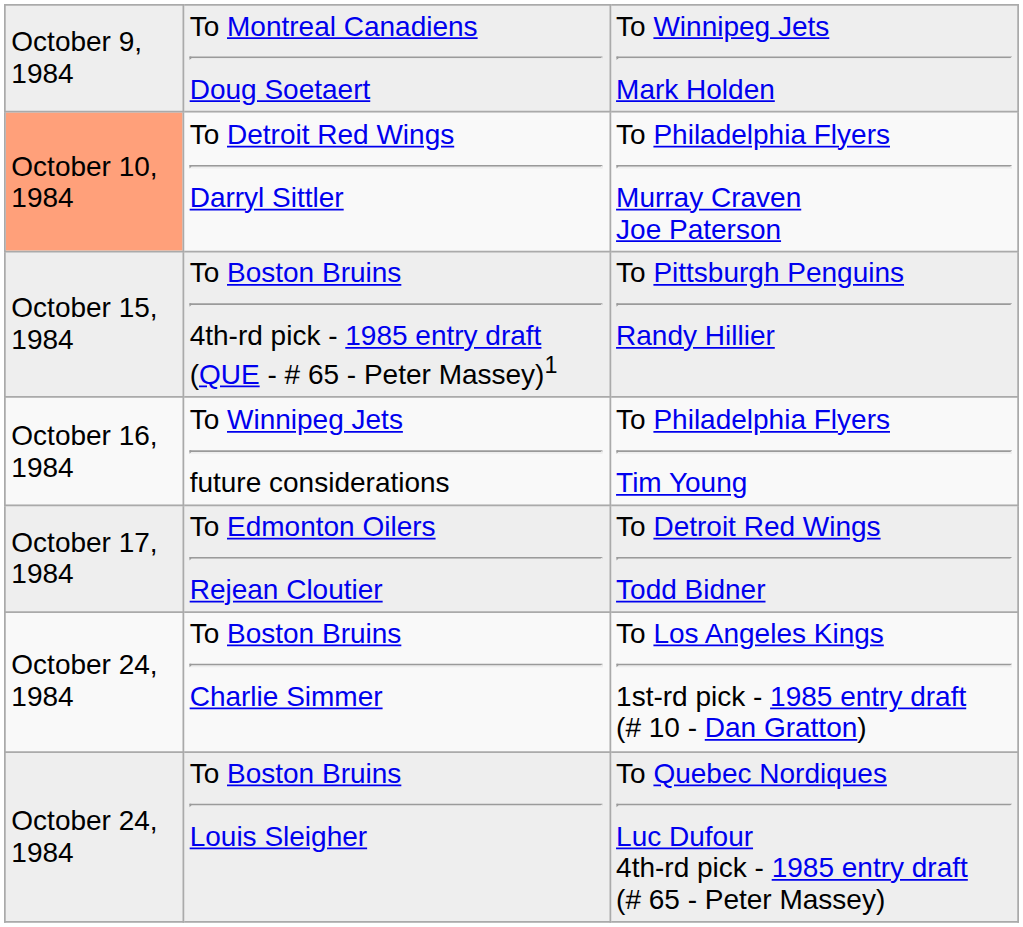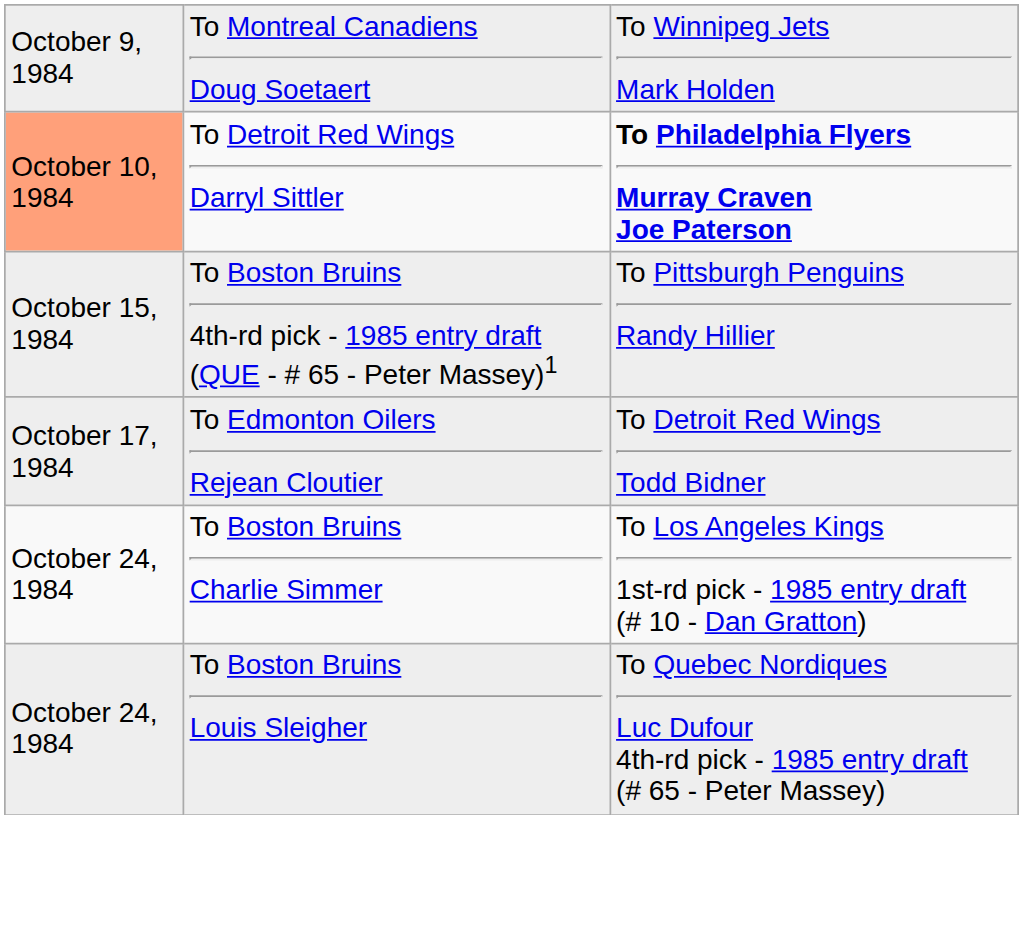(814, 181) normal -> (814, 181) bold
- row: (396, 450)
